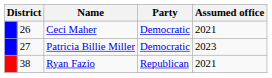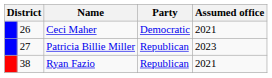(165, 47) Democratic -> (164, 47) Republican
